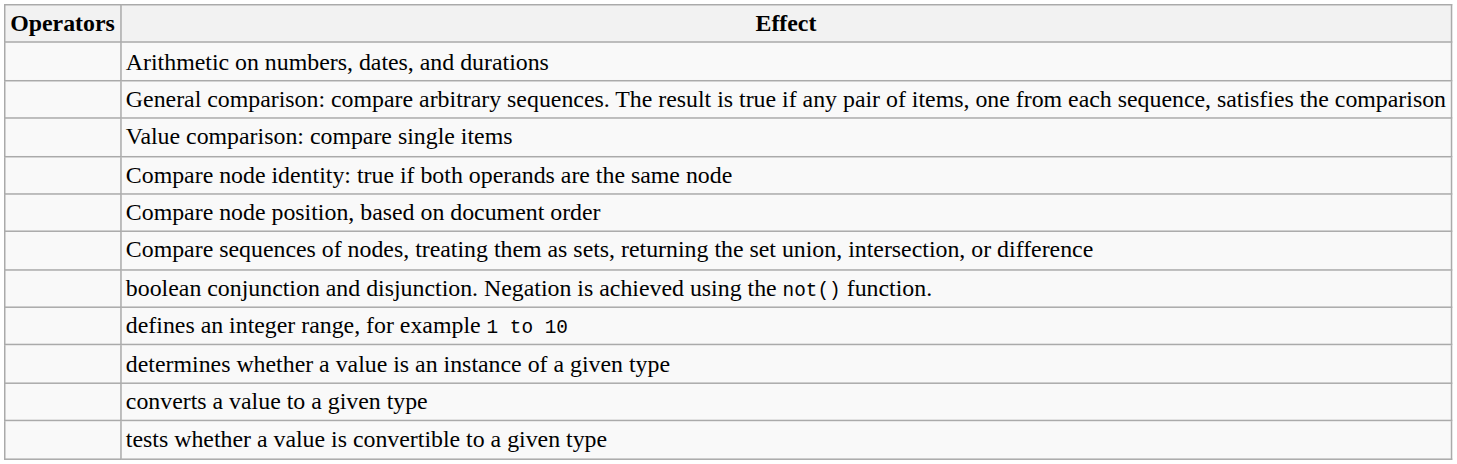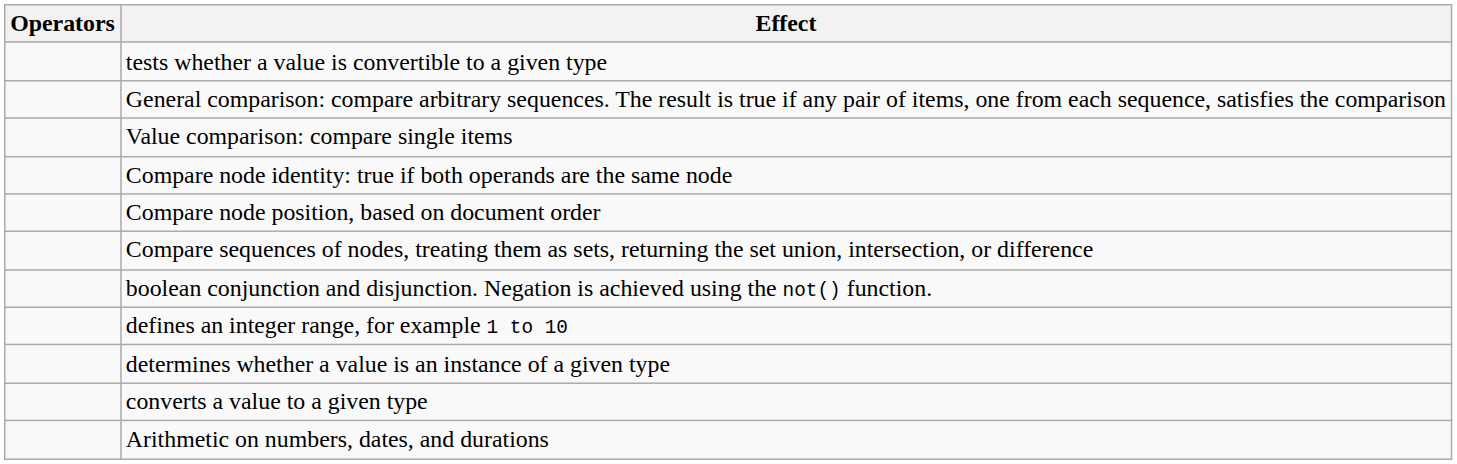rows swapped: (337, 61) <-> (366, 439)
